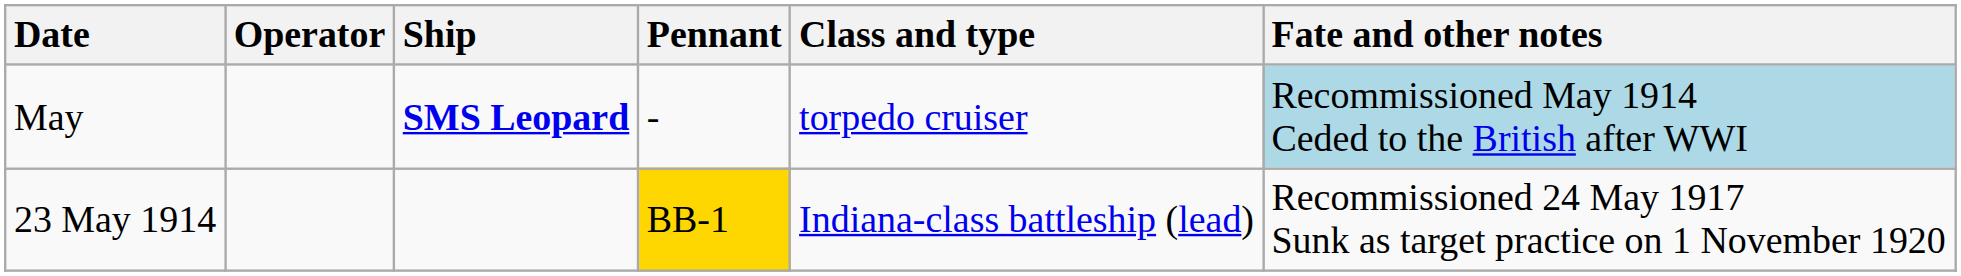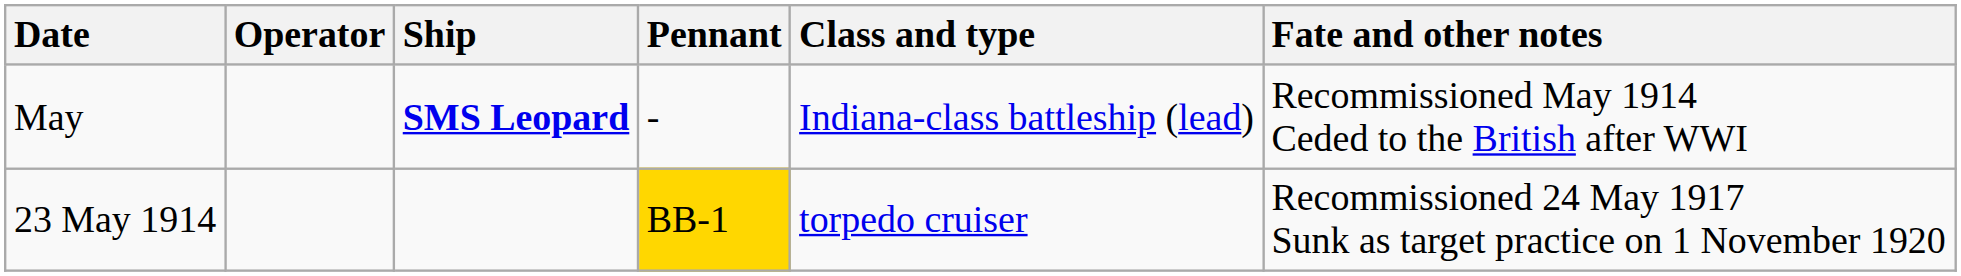(913, 116) torpedo cruiser -> (1027, 116) Indiana-class battleship (lead)
(1510, 116) lightblue background -> (1510, 116) no background
(1027, 218) Indiana-class battleship (lead) -> (913, 218) torpedo cruiser
